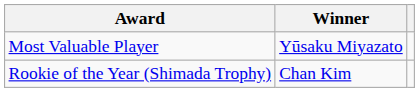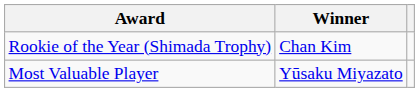rows swapped: (83, 45) <-> (140, 73)
